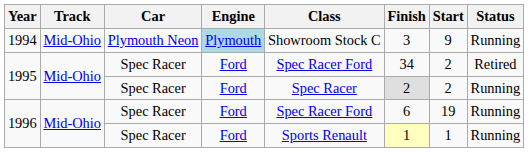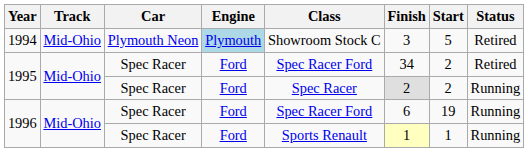(448, 40) 9 -> (448, 40) 5
(495, 40) Running -> (495, 40) Retired
